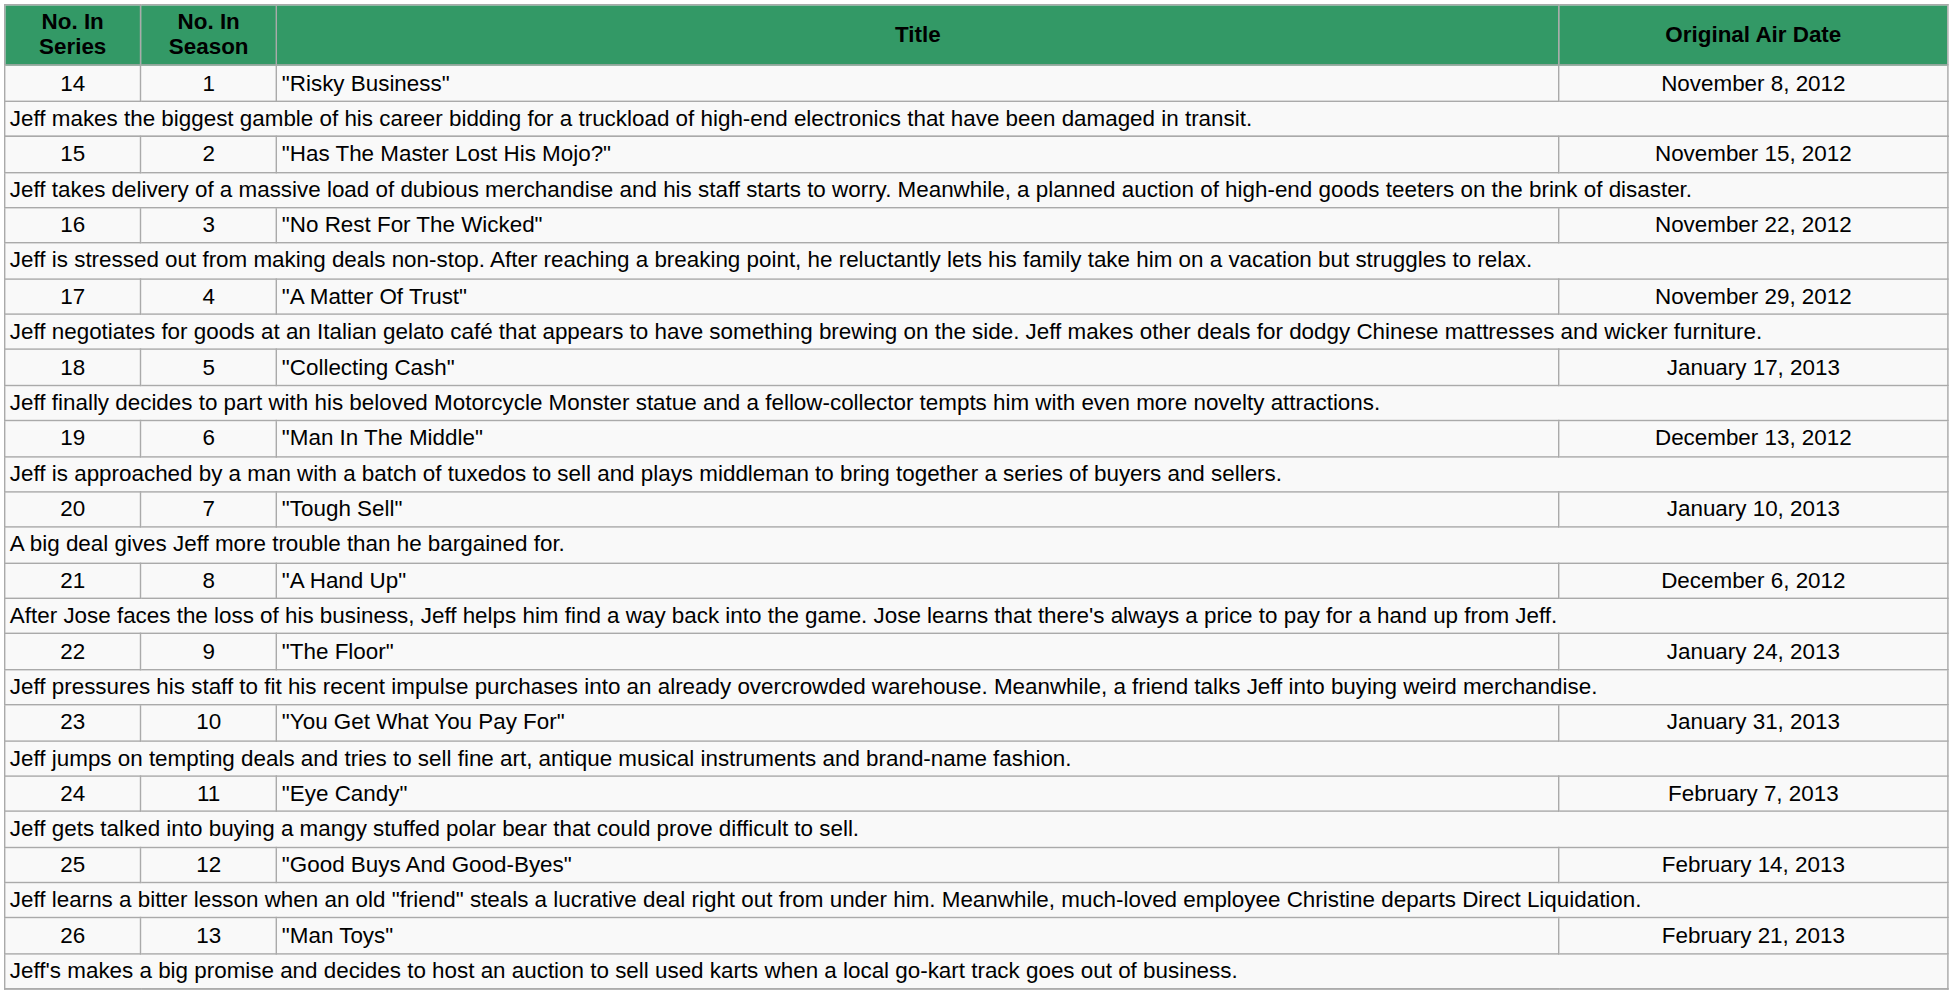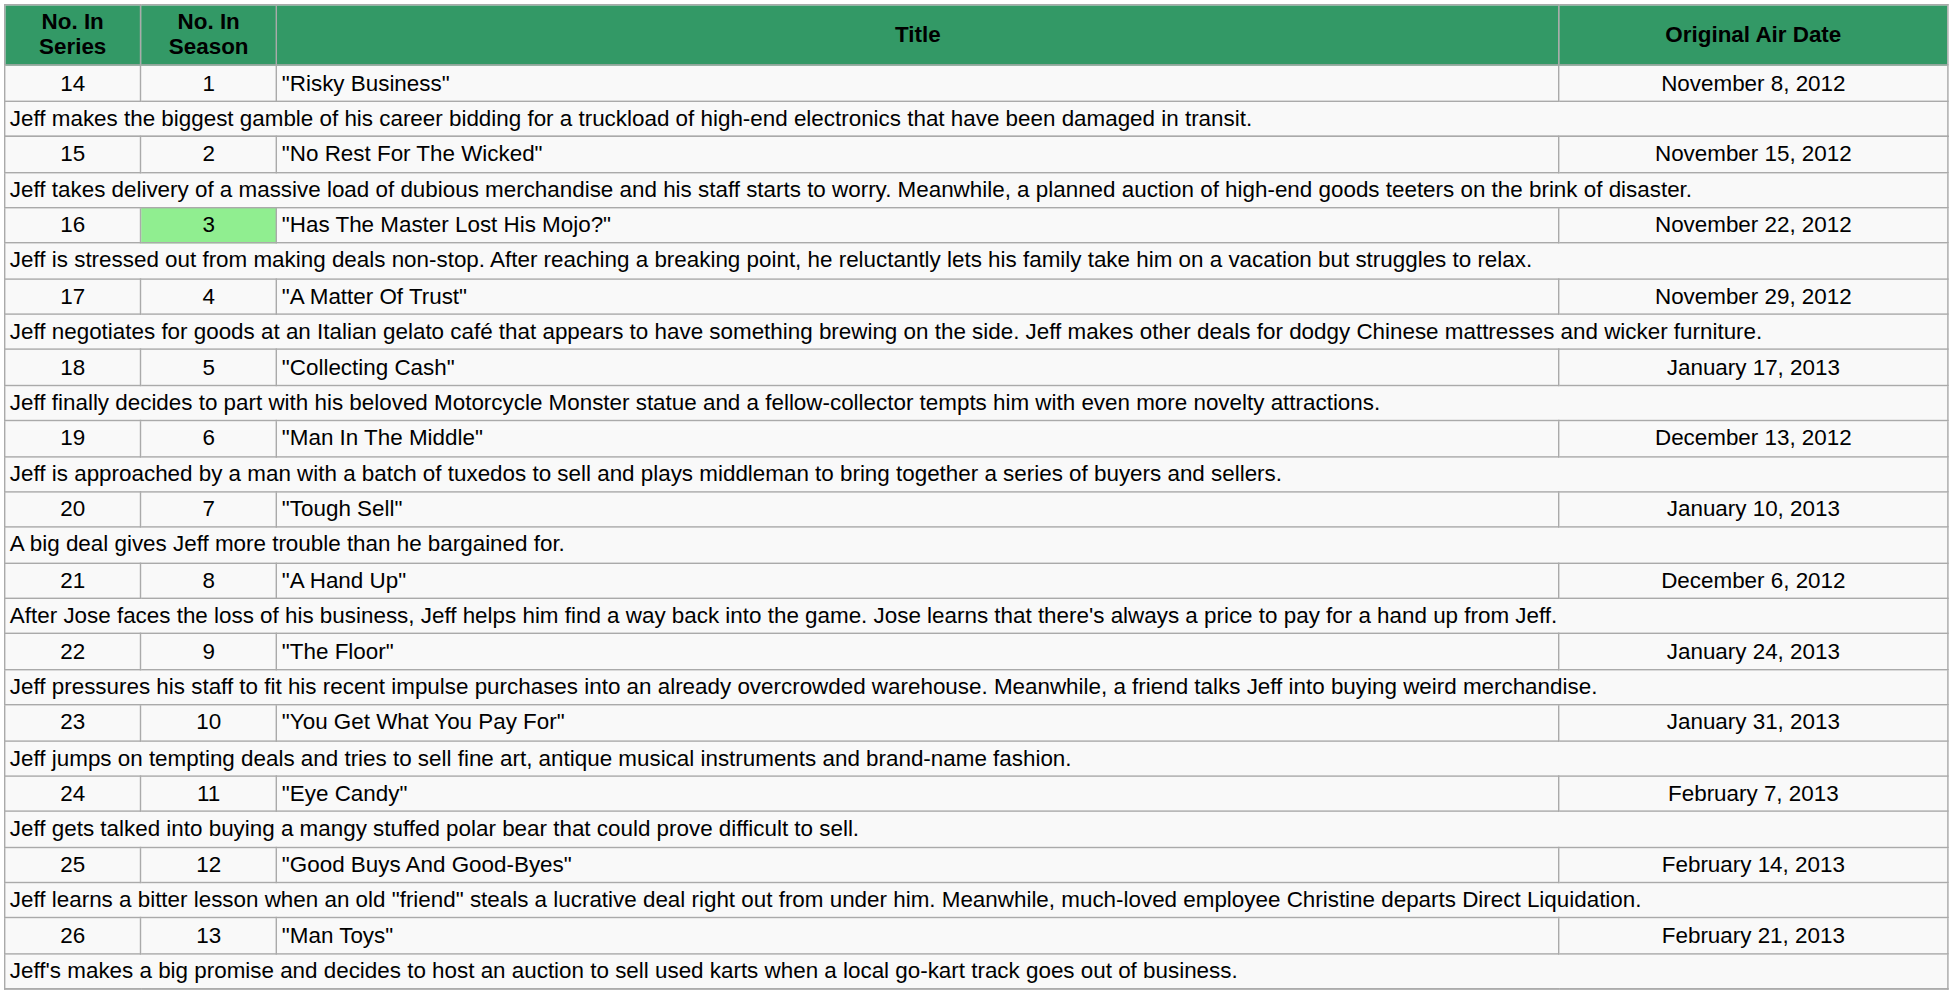(446, 154) "Has The Master Lost His Mojo?" -> (412, 154) "No Rest For The Wicked"
(209, 225) no background -> (209, 225) lightgreen background
(412, 225) "No Rest For The Wicked" -> (446, 225) "Has The Master Lost His Mojo?"
